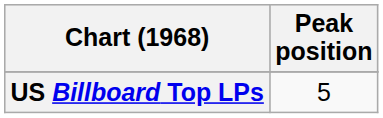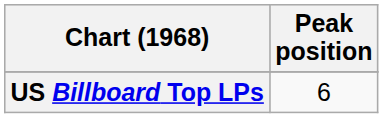(324, 91) 5 -> (324, 91) 6
